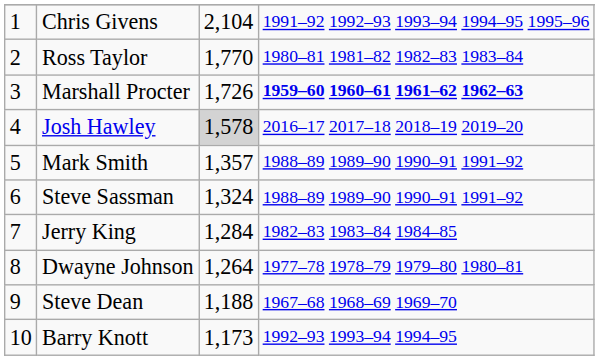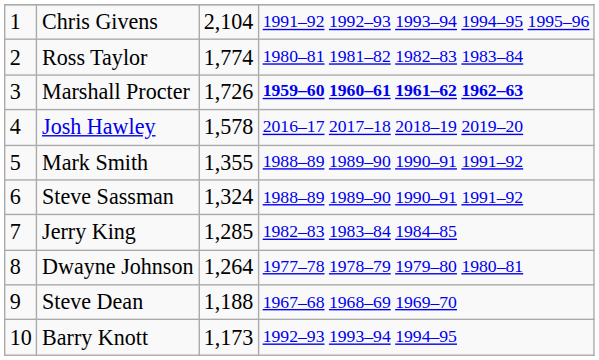(229, 57) 1,770 -> (229, 57) 1,774
(229, 127) lightgrey background -> (229, 127) no background
(229, 162) 1,357 -> (229, 162) 1,355
(229, 232) 1,284 -> (229, 232) 1,285
